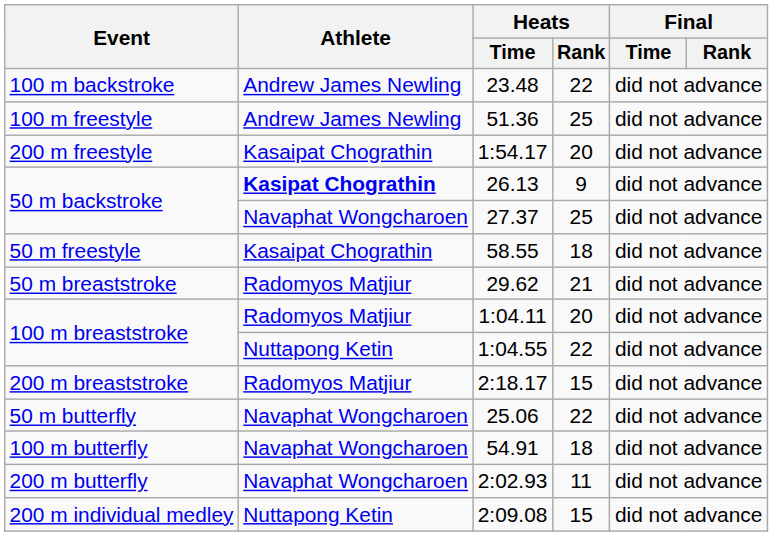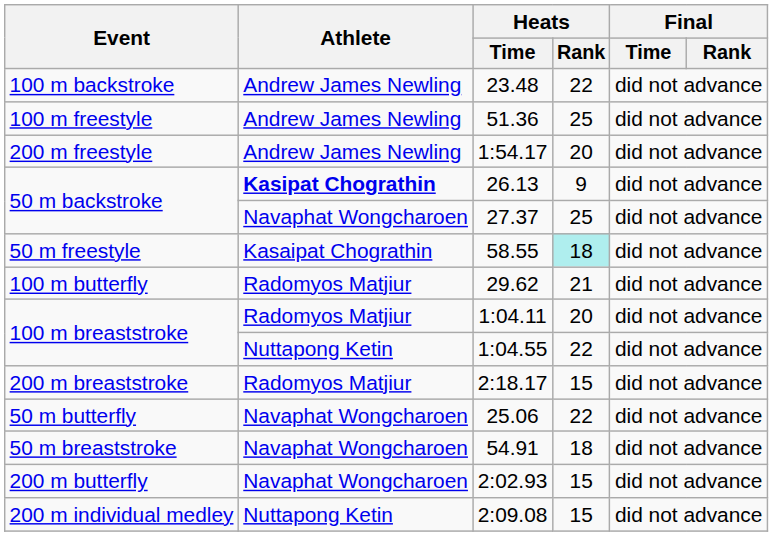(338, 152) Kasaipat Chograthin -> (352, 152) Andrew James Newling
(581, 251) no background -> (581, 251) paleturquoise background
(93, 284) 50 m breaststroke -> (79, 284) 100 m butterfly
(79, 449) 100 m butterfly -> (93, 449) 50 m breaststroke
(581, 482) 11 -> (581, 482) 15
